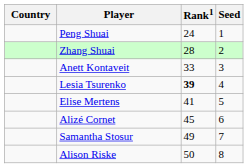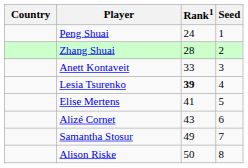(189, 119) 45 -> (189, 119) 43
